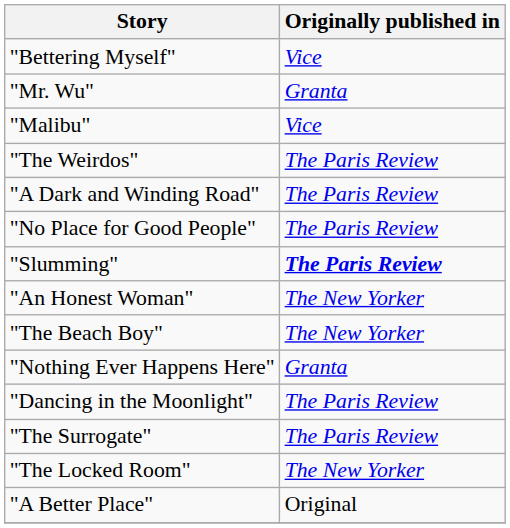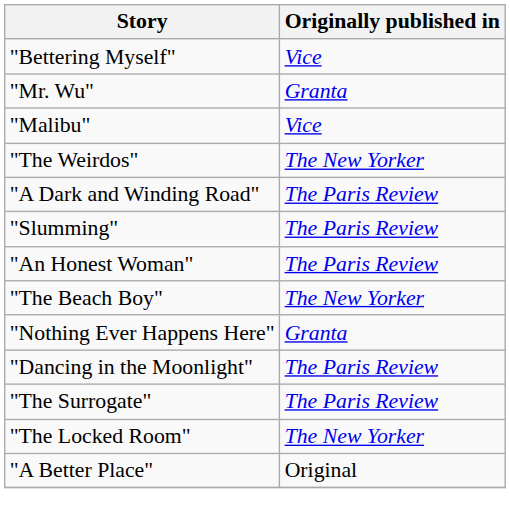(361, 159) The Paris Review -> (354, 159) The New Yorker
- row: (133, 228)
(363, 263) bold -> (361, 228) normal
(354, 297) The New Yorker -> (361, 263) The Paris Review
